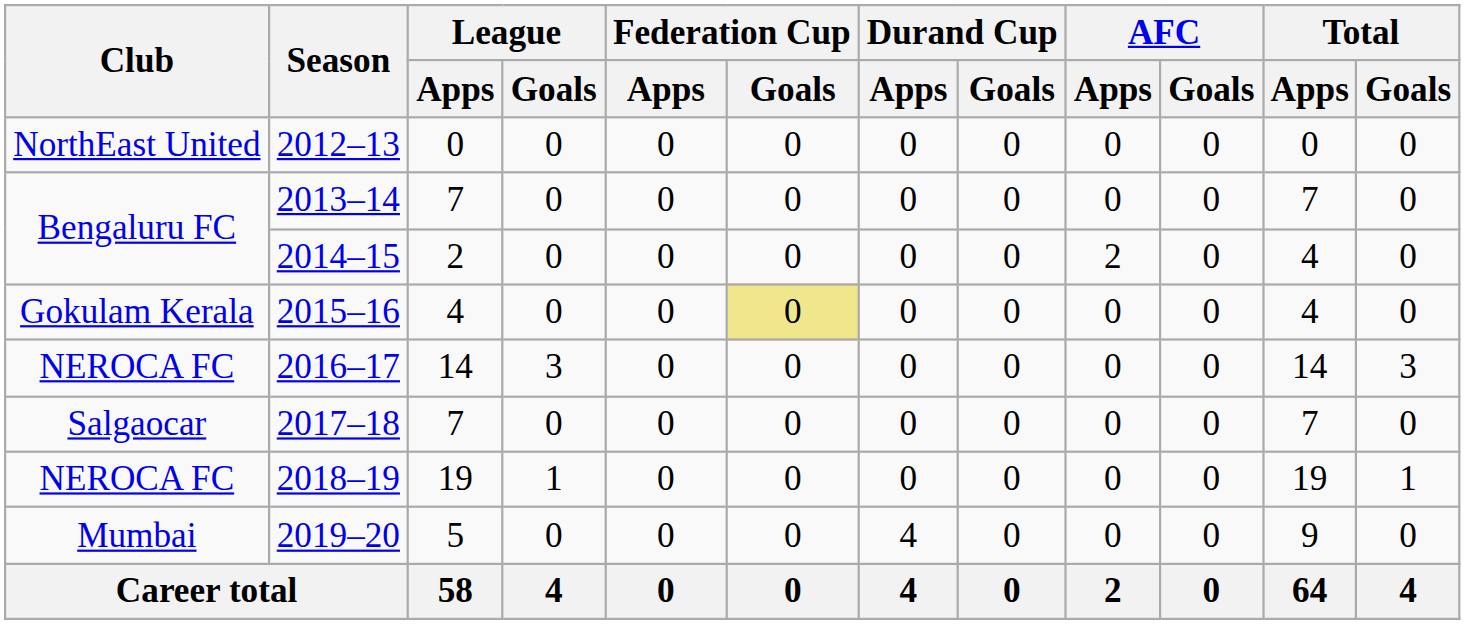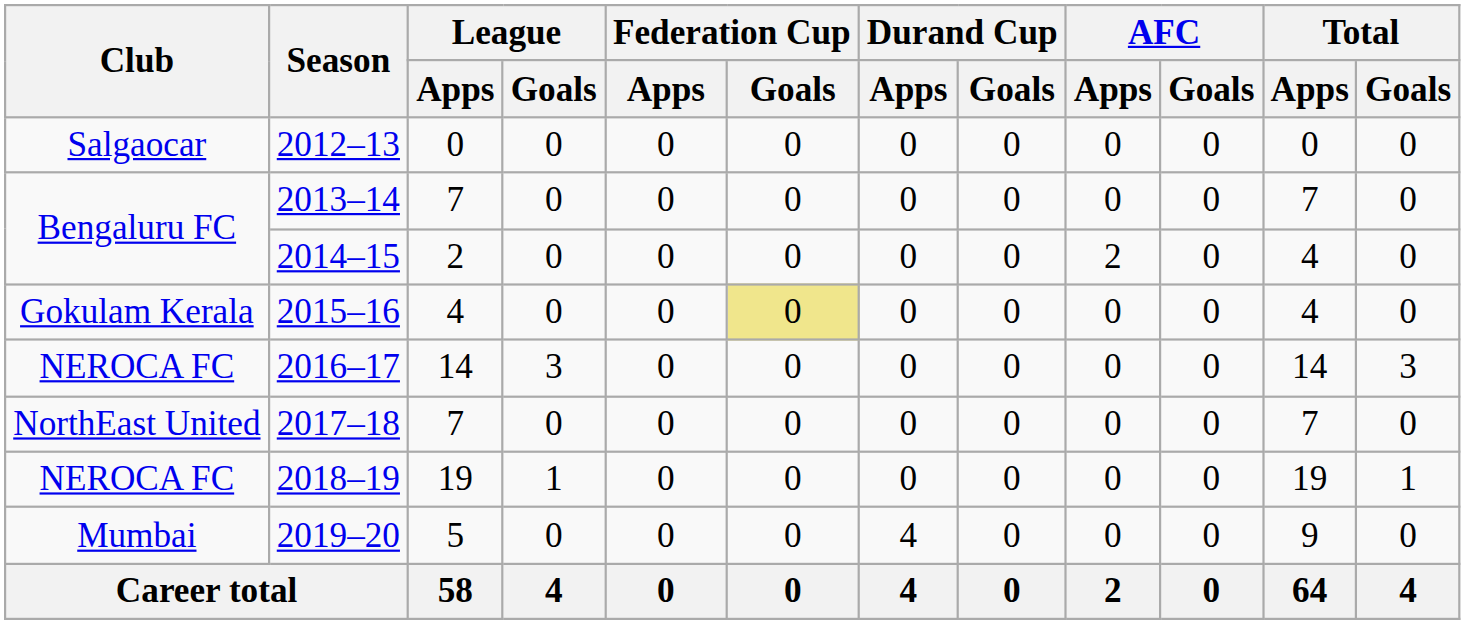(137, 144) NorthEast United -> (137, 144) Salgaocar
(137, 423) Salgaocar -> (137, 423) NorthEast United
